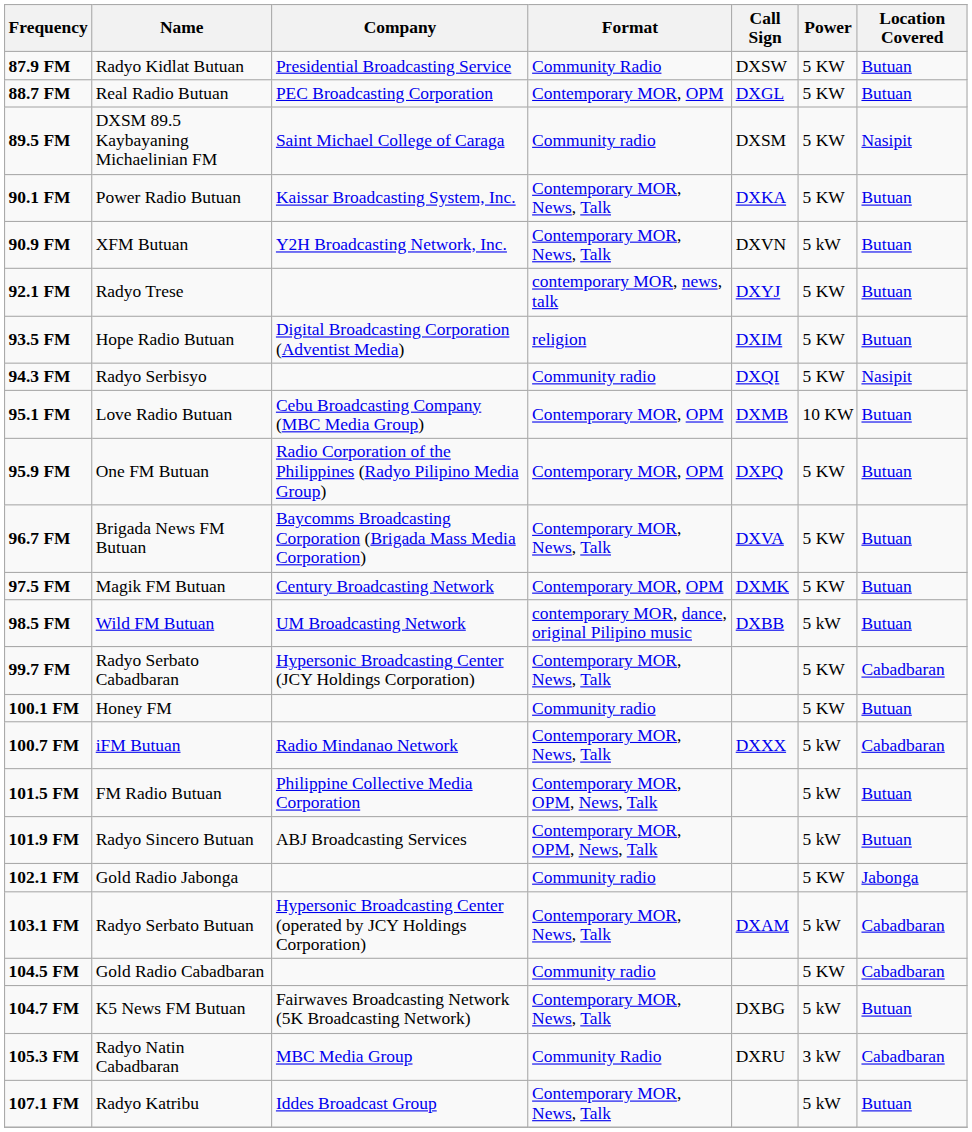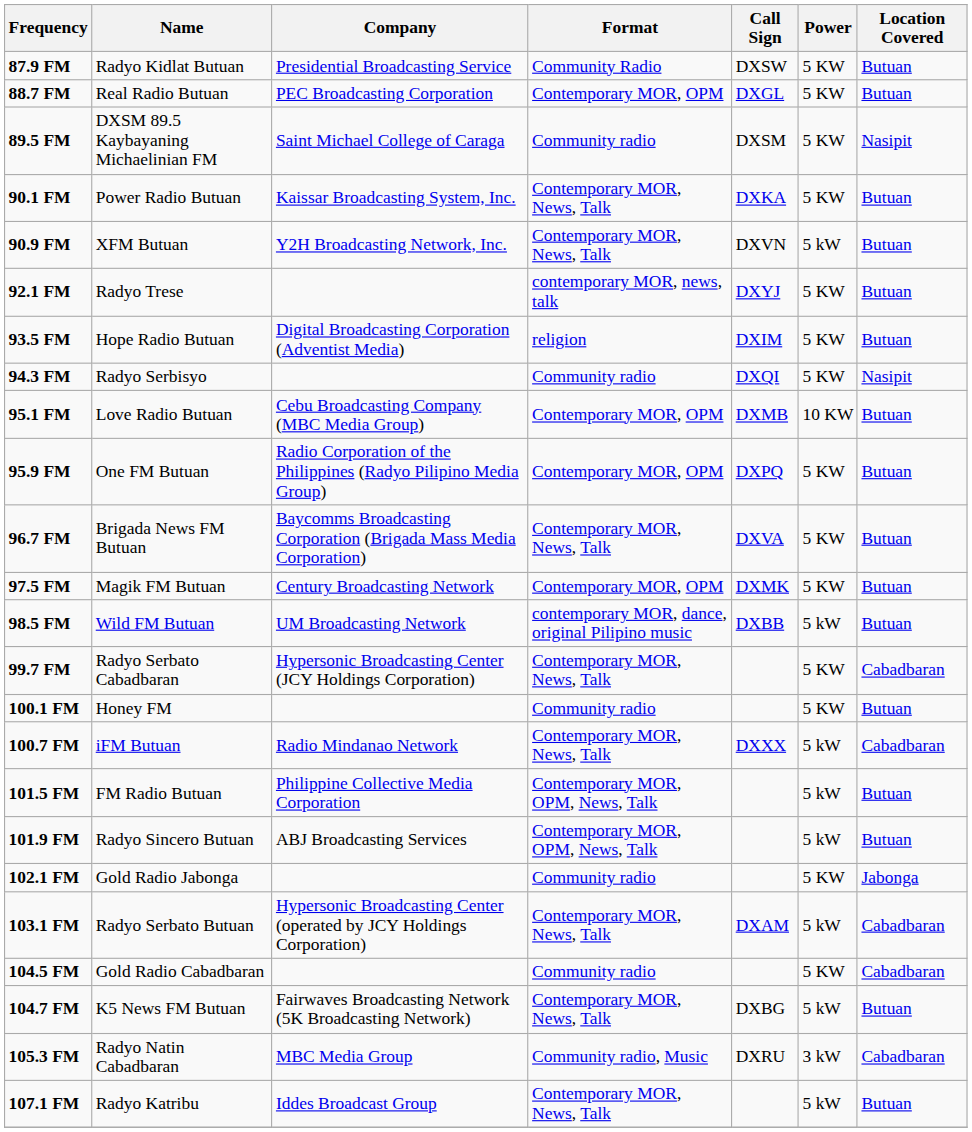(597, 1056) Community Radio -> (620, 1056) Community radio, Music
